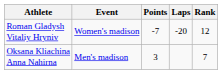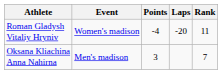(155, 32) -7 -> (155, 32) -4
(205, 32) 12 -> (205, 32) 11
